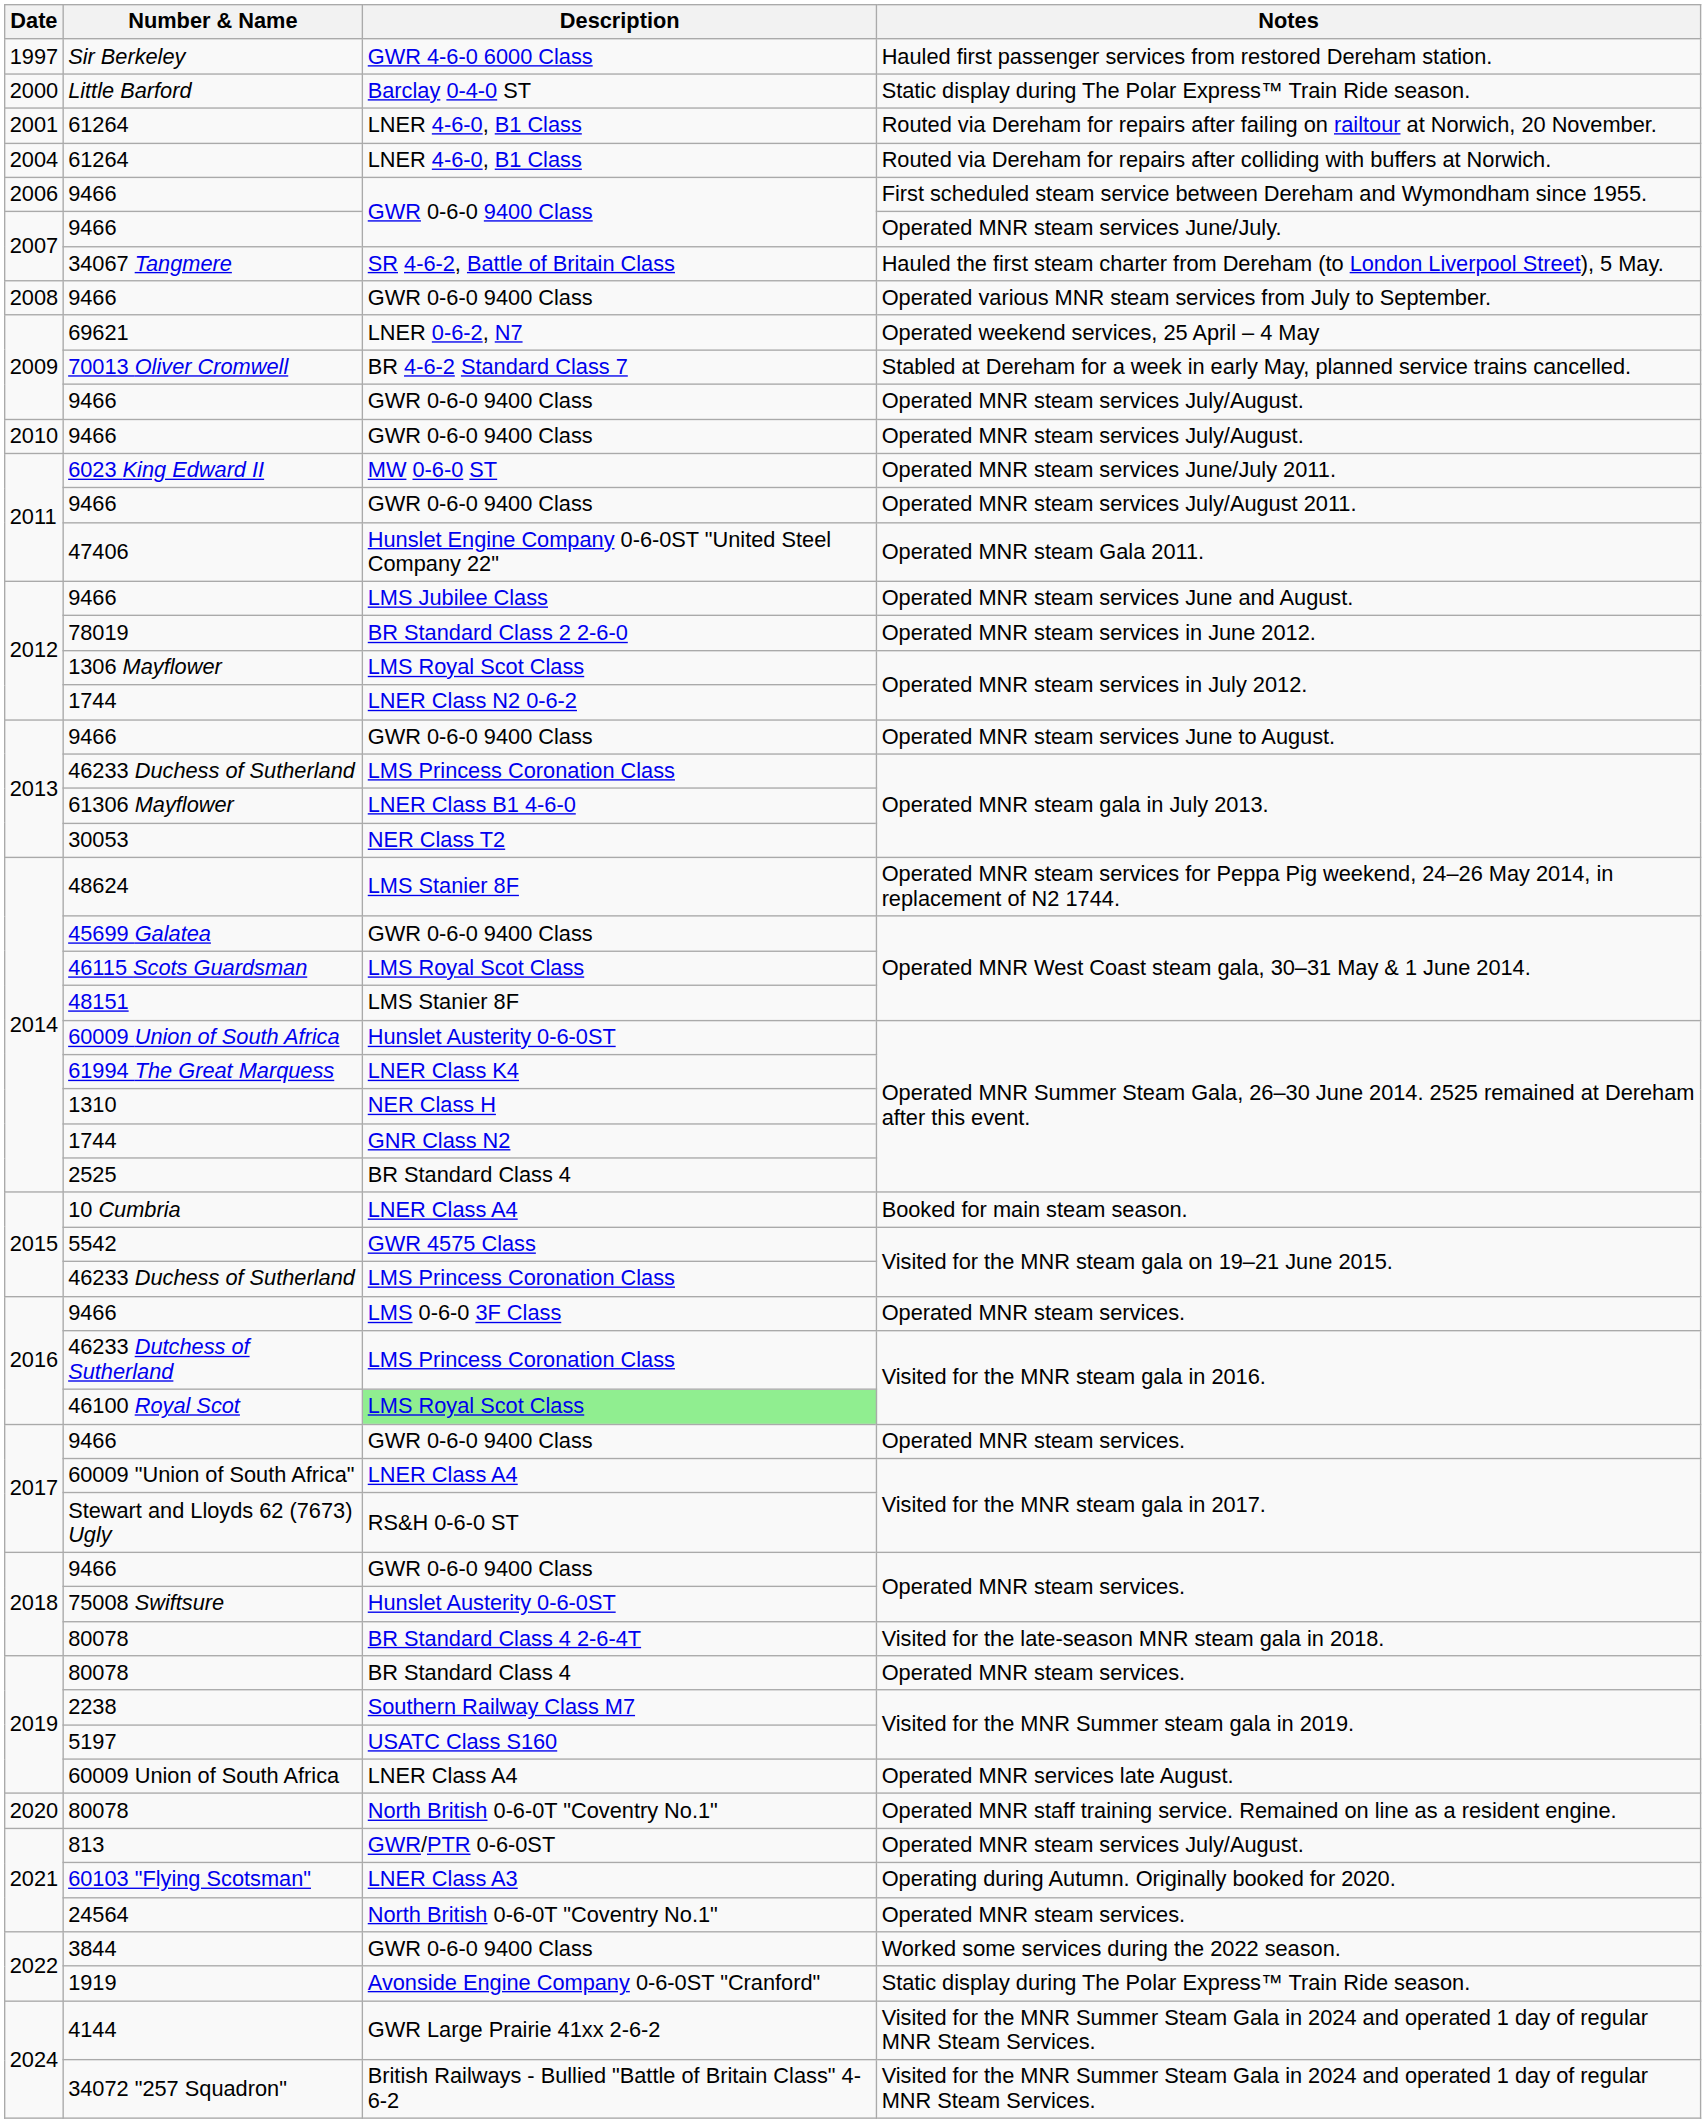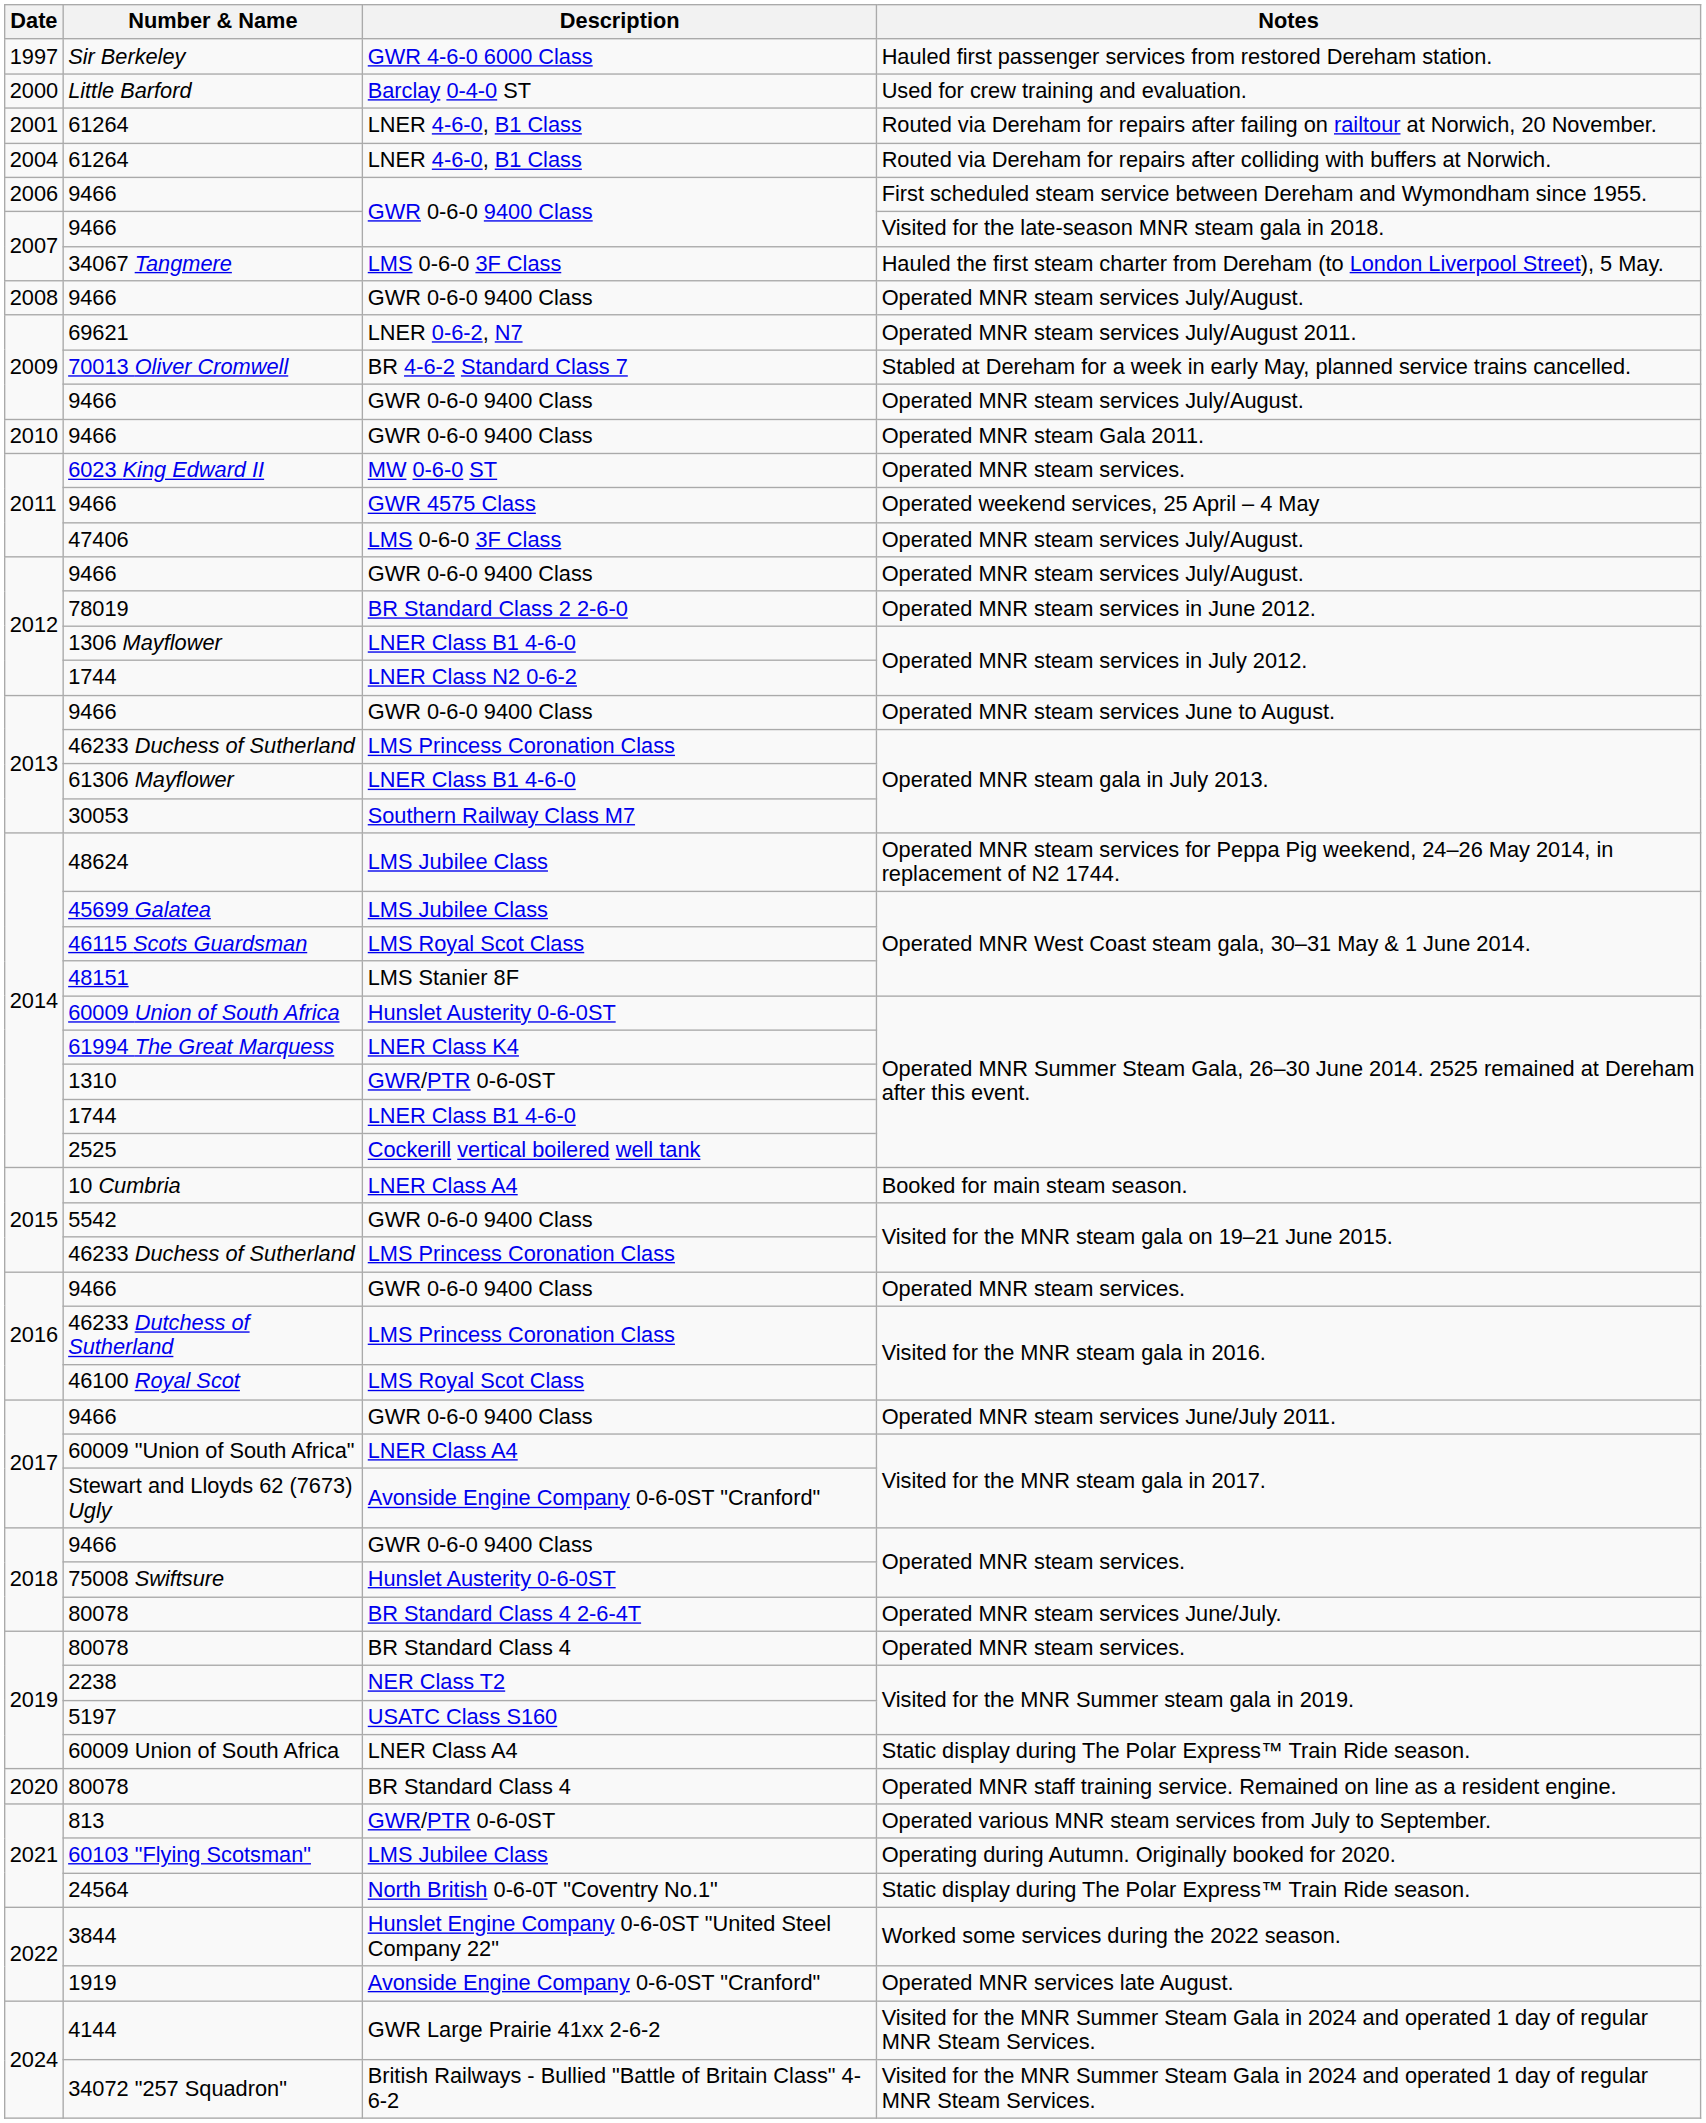(1176, 90) Static display during The Polar Express™ Train Ride season. -> (1064, 90) Used for crew training and evaluation.
(1082, 228) Operated MNR steam services June/July. -> (1133, 228) Visited for the late-season MNR steam gala in 2018.
(521, 263) SR 4-6-2, Battle of Britain Class -> (465, 263) LMS 0-6-0 3F Class
(1186, 297) Operated various MNR steam services from July to September. -> (1093, 297) Operated MNR steam services July/August.
(1101, 332) Operated weekend services, 25 April – 4 May -> (1119, 332) Operated MNR steam services July/August 2011.
(1093, 435) Operated MNR steam services July/August. -> (1043, 435) Operated MNR steam Gala 2011.
(1109, 470) Operated MNR steam services June/July 2011. -> (1033, 470) Operated MNR steam services.
(480, 504) GWR 0-6-0 9400 Class -> (452, 504) GWR 4575 Class
(1119, 504) Operated MNR steam services July/August 2011. -> (1101, 504) Operated weekend services, 25 April – 4 May
(599, 551) Hunslet Engine Company 0-6-0ST "United Steel Company 22" -> (465, 539) LMS 0-6-0 3F Class
(1043, 551) Operated MNR steam Gala 2011. -> (1093, 539) Operated MNR steam services July/August.
(458, 598) LMS Jubilee Class -> (480, 573) GWR 0-6-0 9400 Class
(1117, 598) Operated MNR steam services June and August. -> (1093, 573) Operated MNR steam services July/August.
(476, 667) LMS Royal Scot Class -> (472, 642) LNER Class B1 4-6-0
(436, 839) NER Class T2 -> (501, 815) Southern Railway Class M7
(443, 886) LMS Stanier 8F -> (458, 862) LMS Jubilee Class
(480, 933) GWR 0-6-0 9400 Class -> (458, 908) LMS Jubilee Class
(432, 1106) NER Class H -> (461, 1081) GWR/PTR 0-6-0ST
(439, 1140) GNR Class N2 -> (472, 1116) LNER Class B1 4-6-0
(469, 1175) BR Standard Class 4 -> (534, 1150) Cockerill vertical boilered well tank
(452, 1244) GWR 4575 Class -> (480, 1219) GWR 0-6-0 9400 Class
(465, 1313) LMS 0-6-0 3F Class -> (480, 1288) GWR 0-6-0 9400 Class
(476, 1406) lightgreen background -> (476, 1382) no background
(1033, 1441) Operated MNR steam services. -> (1109, 1416) Operated MNR steam services June/July 2011.
(443, 1522) RS&H 0-6-0 ST -> (594, 1497) Avonside Engine Company 0-6-0ST "Cranford"
(1133, 1638) Visited for the late-season MNR steam gala in 2018. -> (1082, 1613) Operated MNR steam services June/July.
(501, 1707) Southern Railway Class M7 -> (436, 1682) NER Class T2
(1058, 1776) Operated MNR services late August. -> (1176, 1751) Static display during The Polar Express™ Train Ride season.
(543, 1810) North British 0-6-0T "Coventry No.1" -> (469, 1786) BR Standard Class 4
(1093, 1845) Operated MNR steam services July/August. -> (1186, 1820) Operated various MNR steam services from July to September.
(443, 1879) LNER Class A3 -> (458, 1855) LMS Jubilee Class
(1033, 1914) Operated MNR steam services. -> (1176, 1889) Static display during The Polar Express™ Train Ride season.
(480, 1948) GWR 0-6-0 9400 Class -> (599, 1936) Hunslet Engine Company 0-6-0ST "United Steel Company 22"
(1176, 1983) Static display during The Polar Express™ Train Ride season. -> (1058, 1983) Operated MNR services late August.
